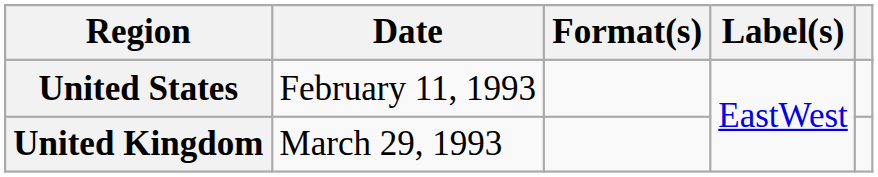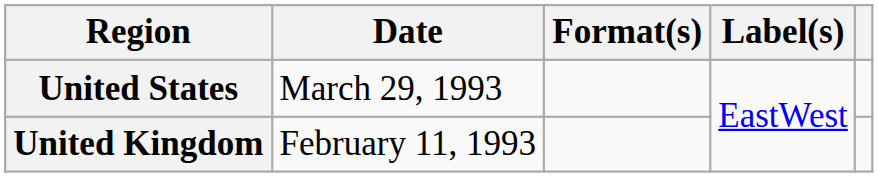(408, 87) February 11, 1993 -> (391, 87) March 29, 1993
(391, 143) March 29, 1993 -> (408, 143) February 11, 1993
